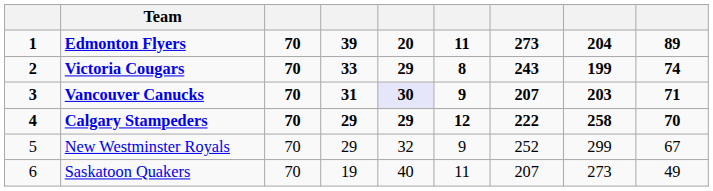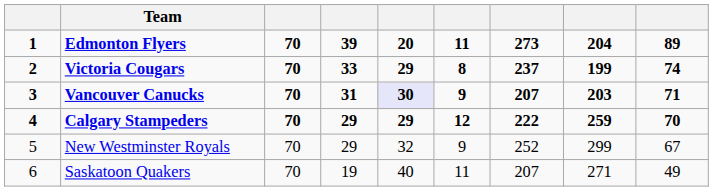(527, 69) 243 -> (527, 69) 237
(599, 120) 258 -> (599, 120) 259
(599, 172) 273 -> (599, 172) 271
